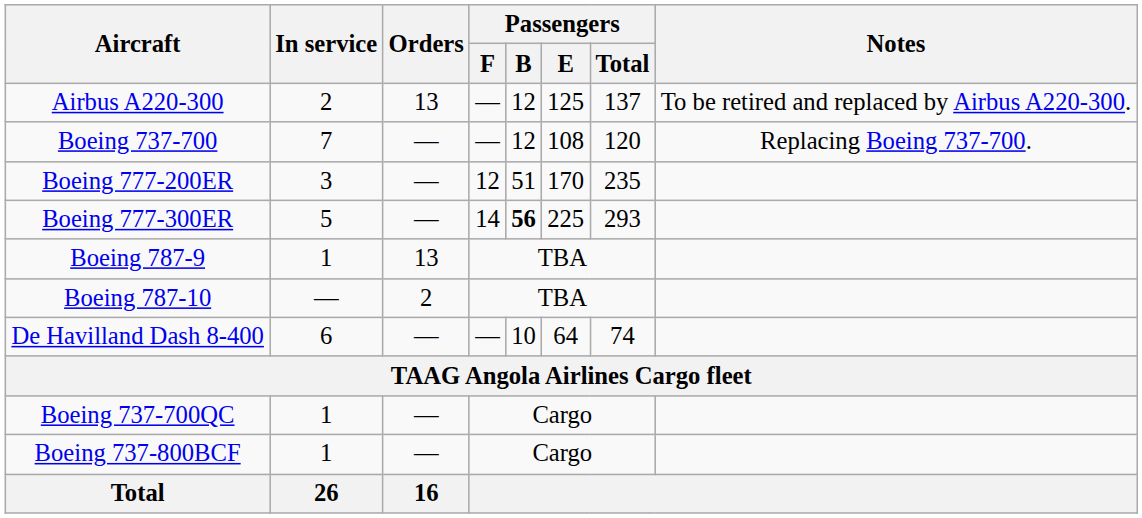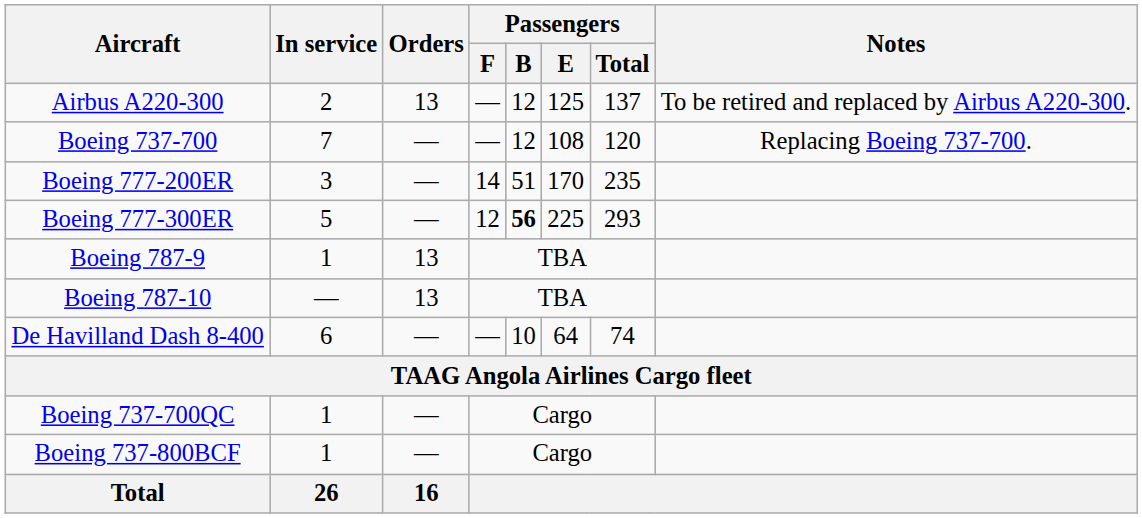(488, 180) 12 -> (488, 180) 14
(488, 219) 14 -> (488, 219) 12
(426, 297) 2 -> (426, 297) 13
